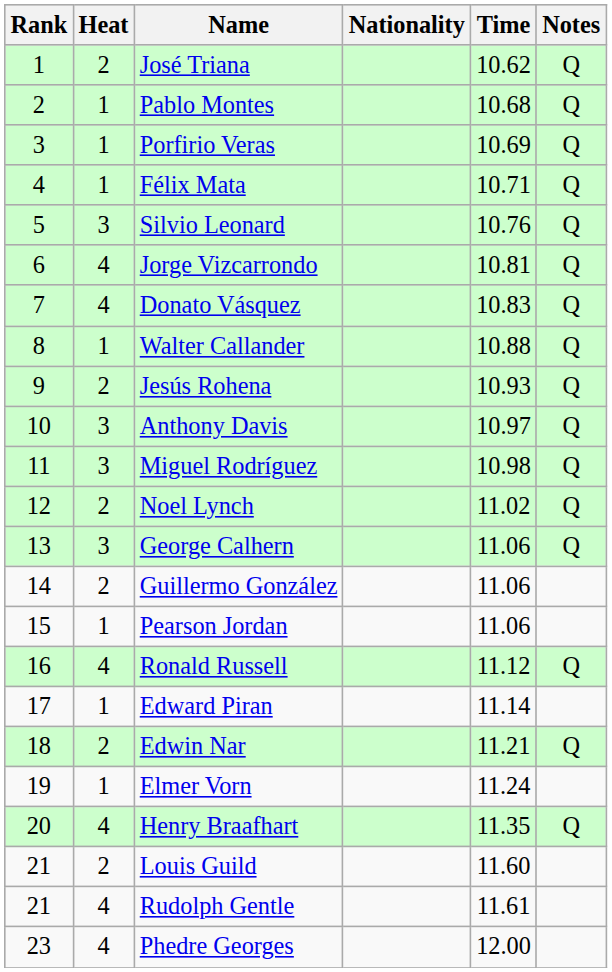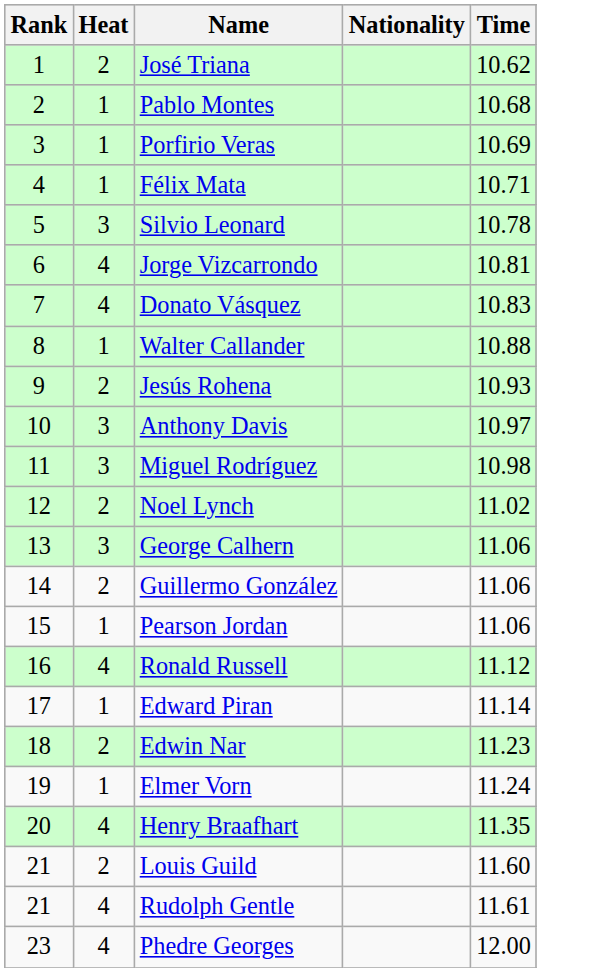- column: (571, 24)
(504, 225) 10.76 -> (504, 225) 10.78
(504, 746) 11.21 -> (504, 746) 11.23
